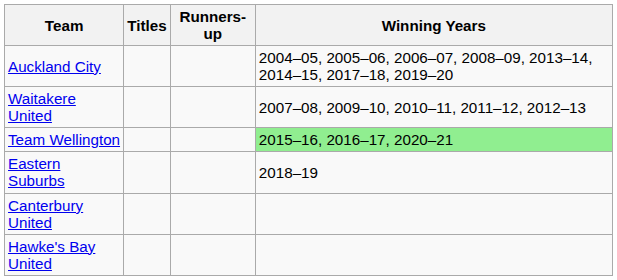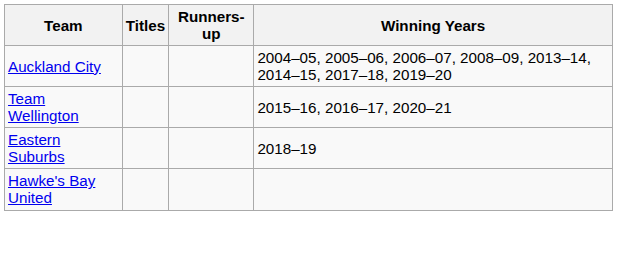- row: (42, 107)
(356, 140) lightgreen background -> (355, 107) no background
- row: (46, 214)
